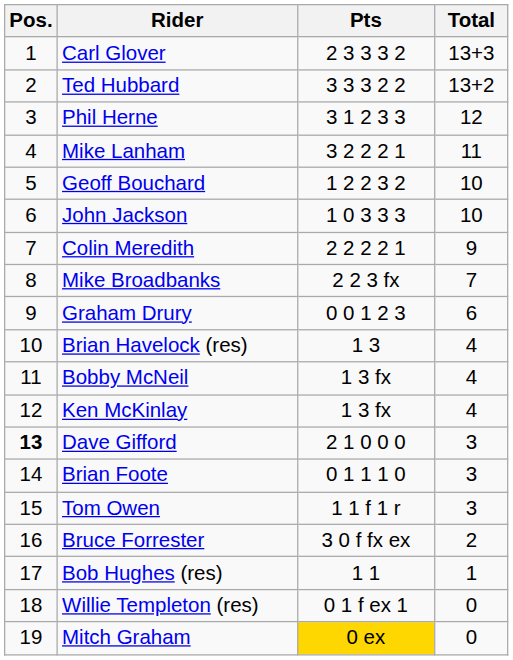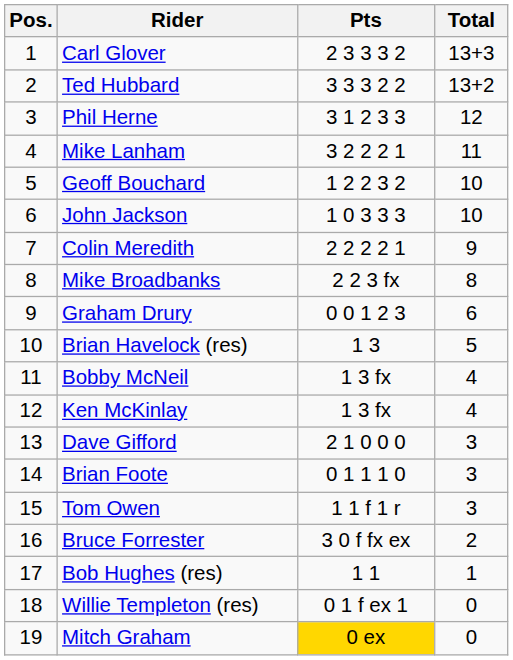(471, 280) 7 -> (471, 280) 8
(471, 345) 4 -> (471, 345) 5
(31, 442) bold -> (31, 442) normal
